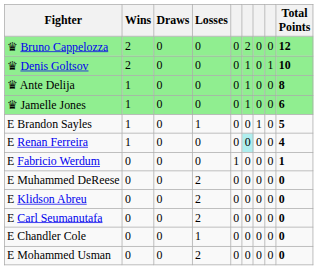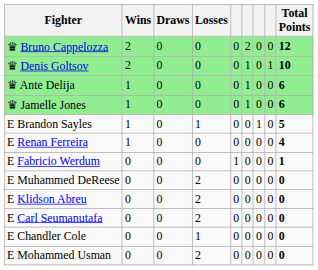(282, 85) 8 -> (282, 85) 6
(248, 142) paleturquoise background -> (248, 142) no background
